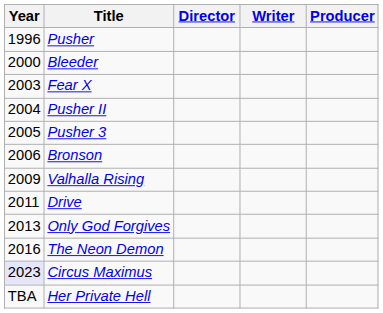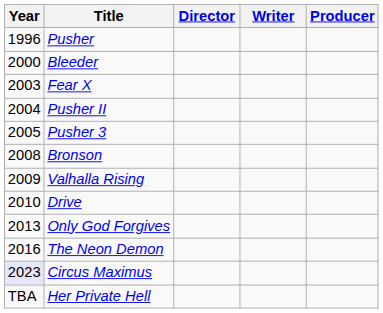(24, 156) 2006 -> (24, 156) 2008
(24, 202) 2011 -> (24, 202) 2010
